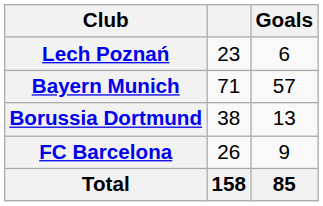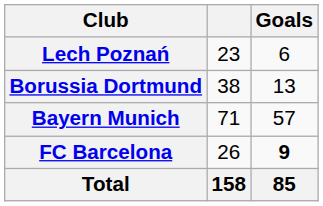rows swapped: (106, 119) <-> (106, 86)
(284, 151) normal -> (284, 151) bold
